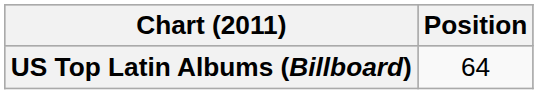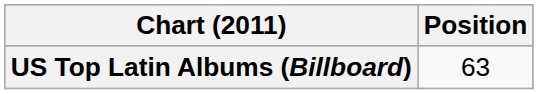(476, 66) 64 -> (476, 66) 63
